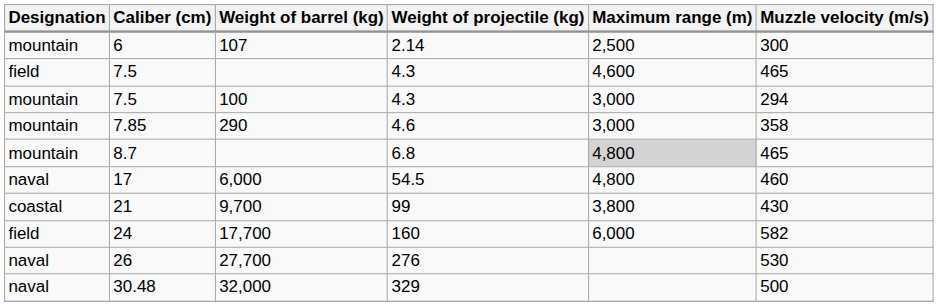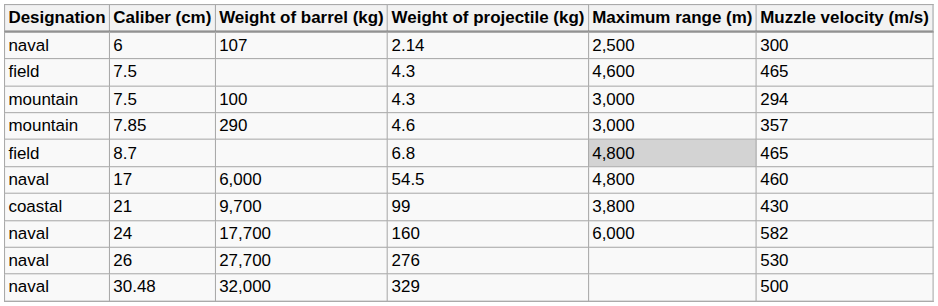(43, 45) mountain -> (29, 45) naval
(774, 126) 358 -> (774, 126) 357
(43, 152) mountain -> (24, 152) field
(24, 233) field -> (29, 233) naval
